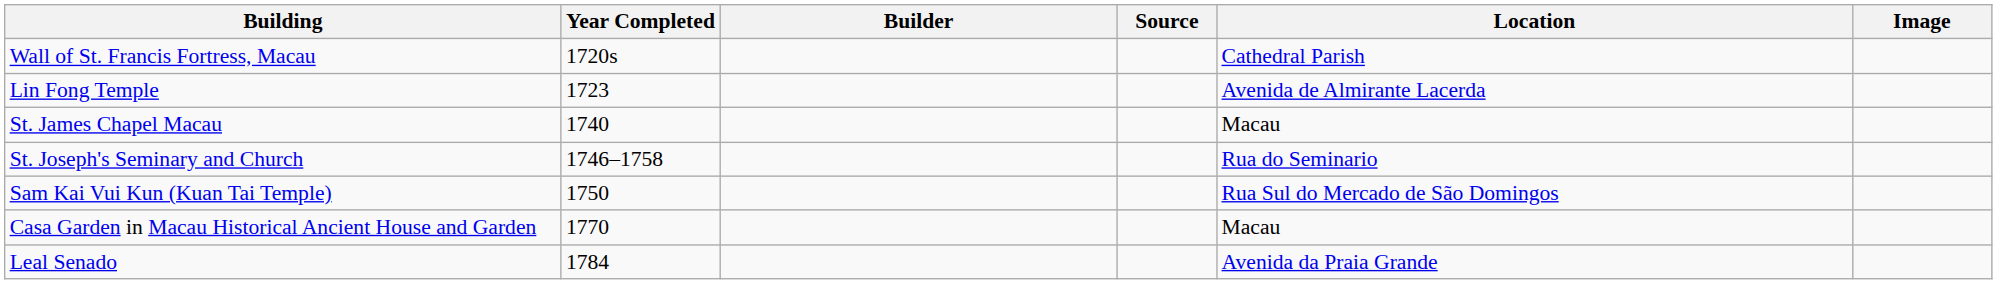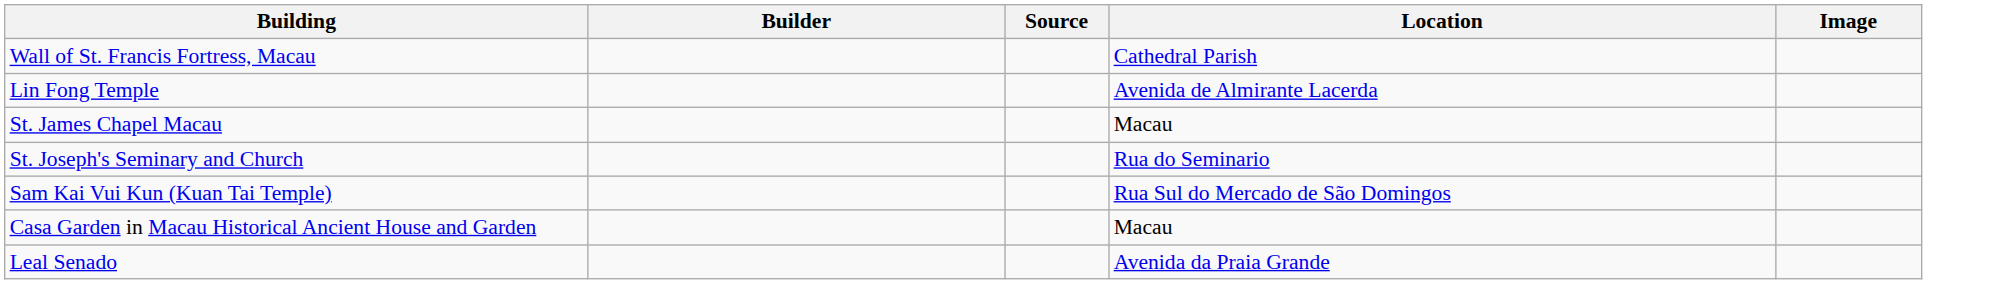- column: (640, 21)
